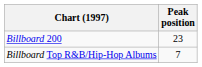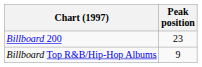(178, 54) 7 -> (178, 54) 9
